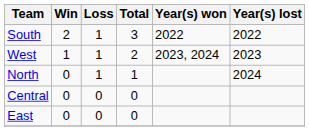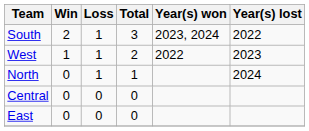(169, 34) 2022 -> (187, 34) 2023, 2024
(187, 55) 2023, 2024 -> (169, 55) 2022
